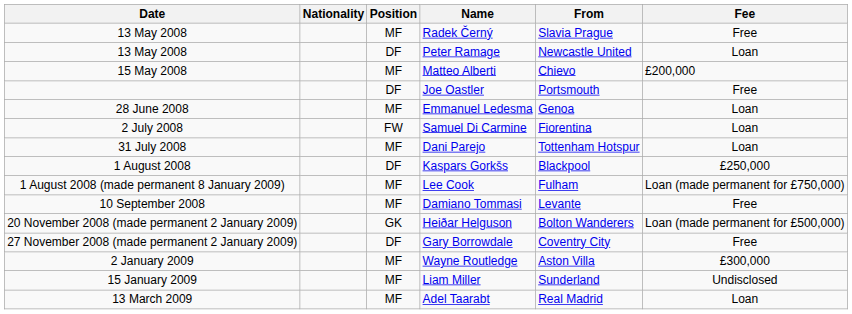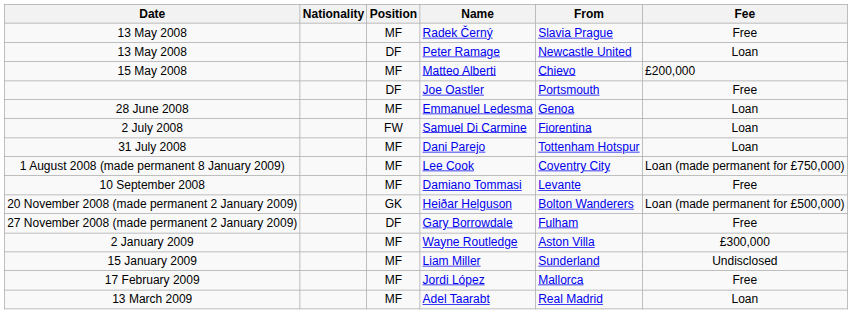- row: (465, 166)
(558, 185) Fulham -> (574, 166) Coventry City
(574, 242) Coventry City -> (558, 223) Fulham
+ row: (454, 280)
